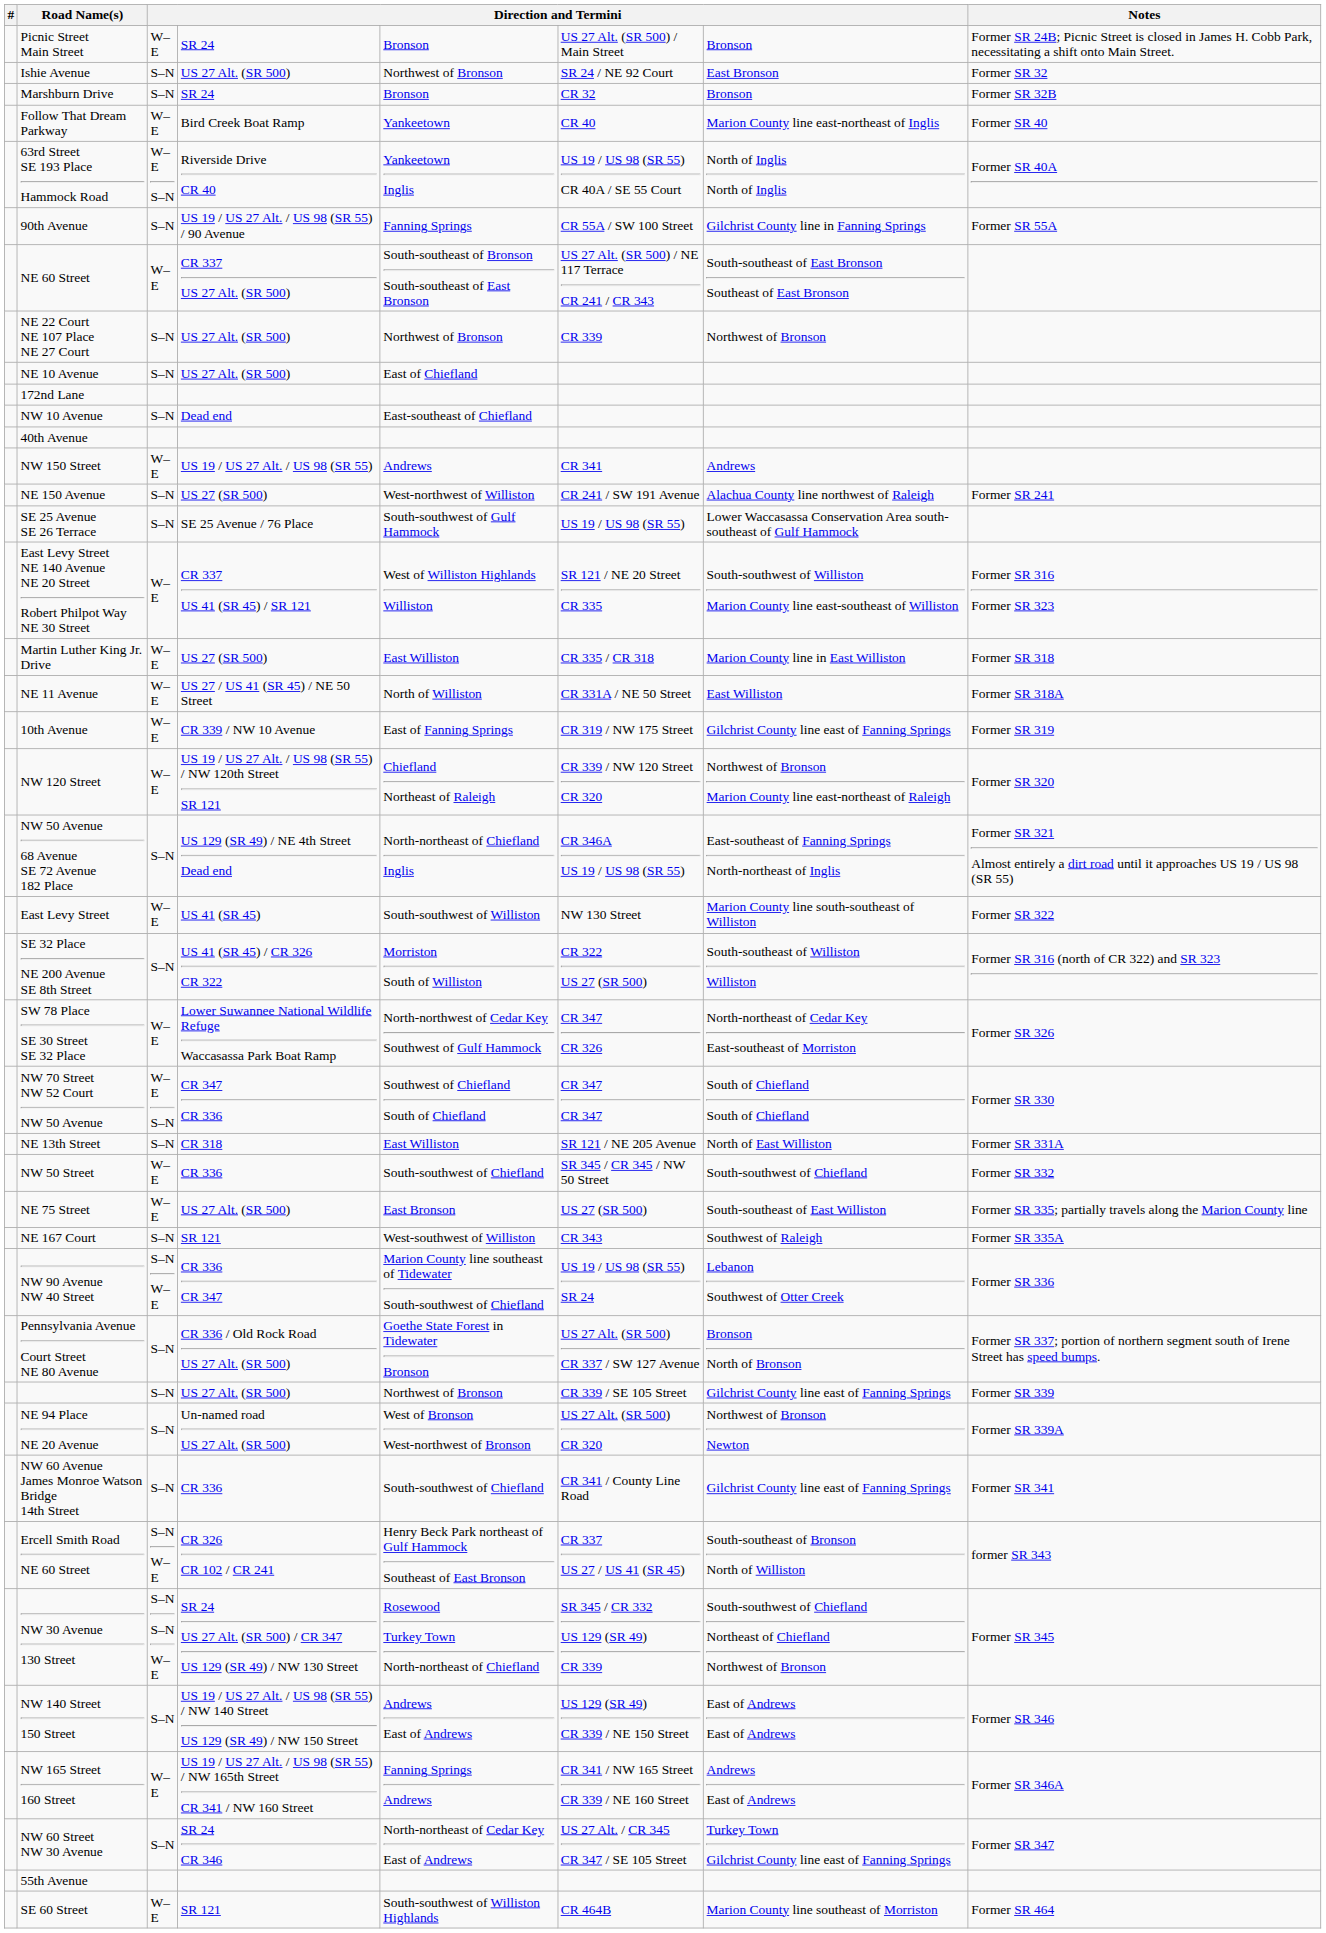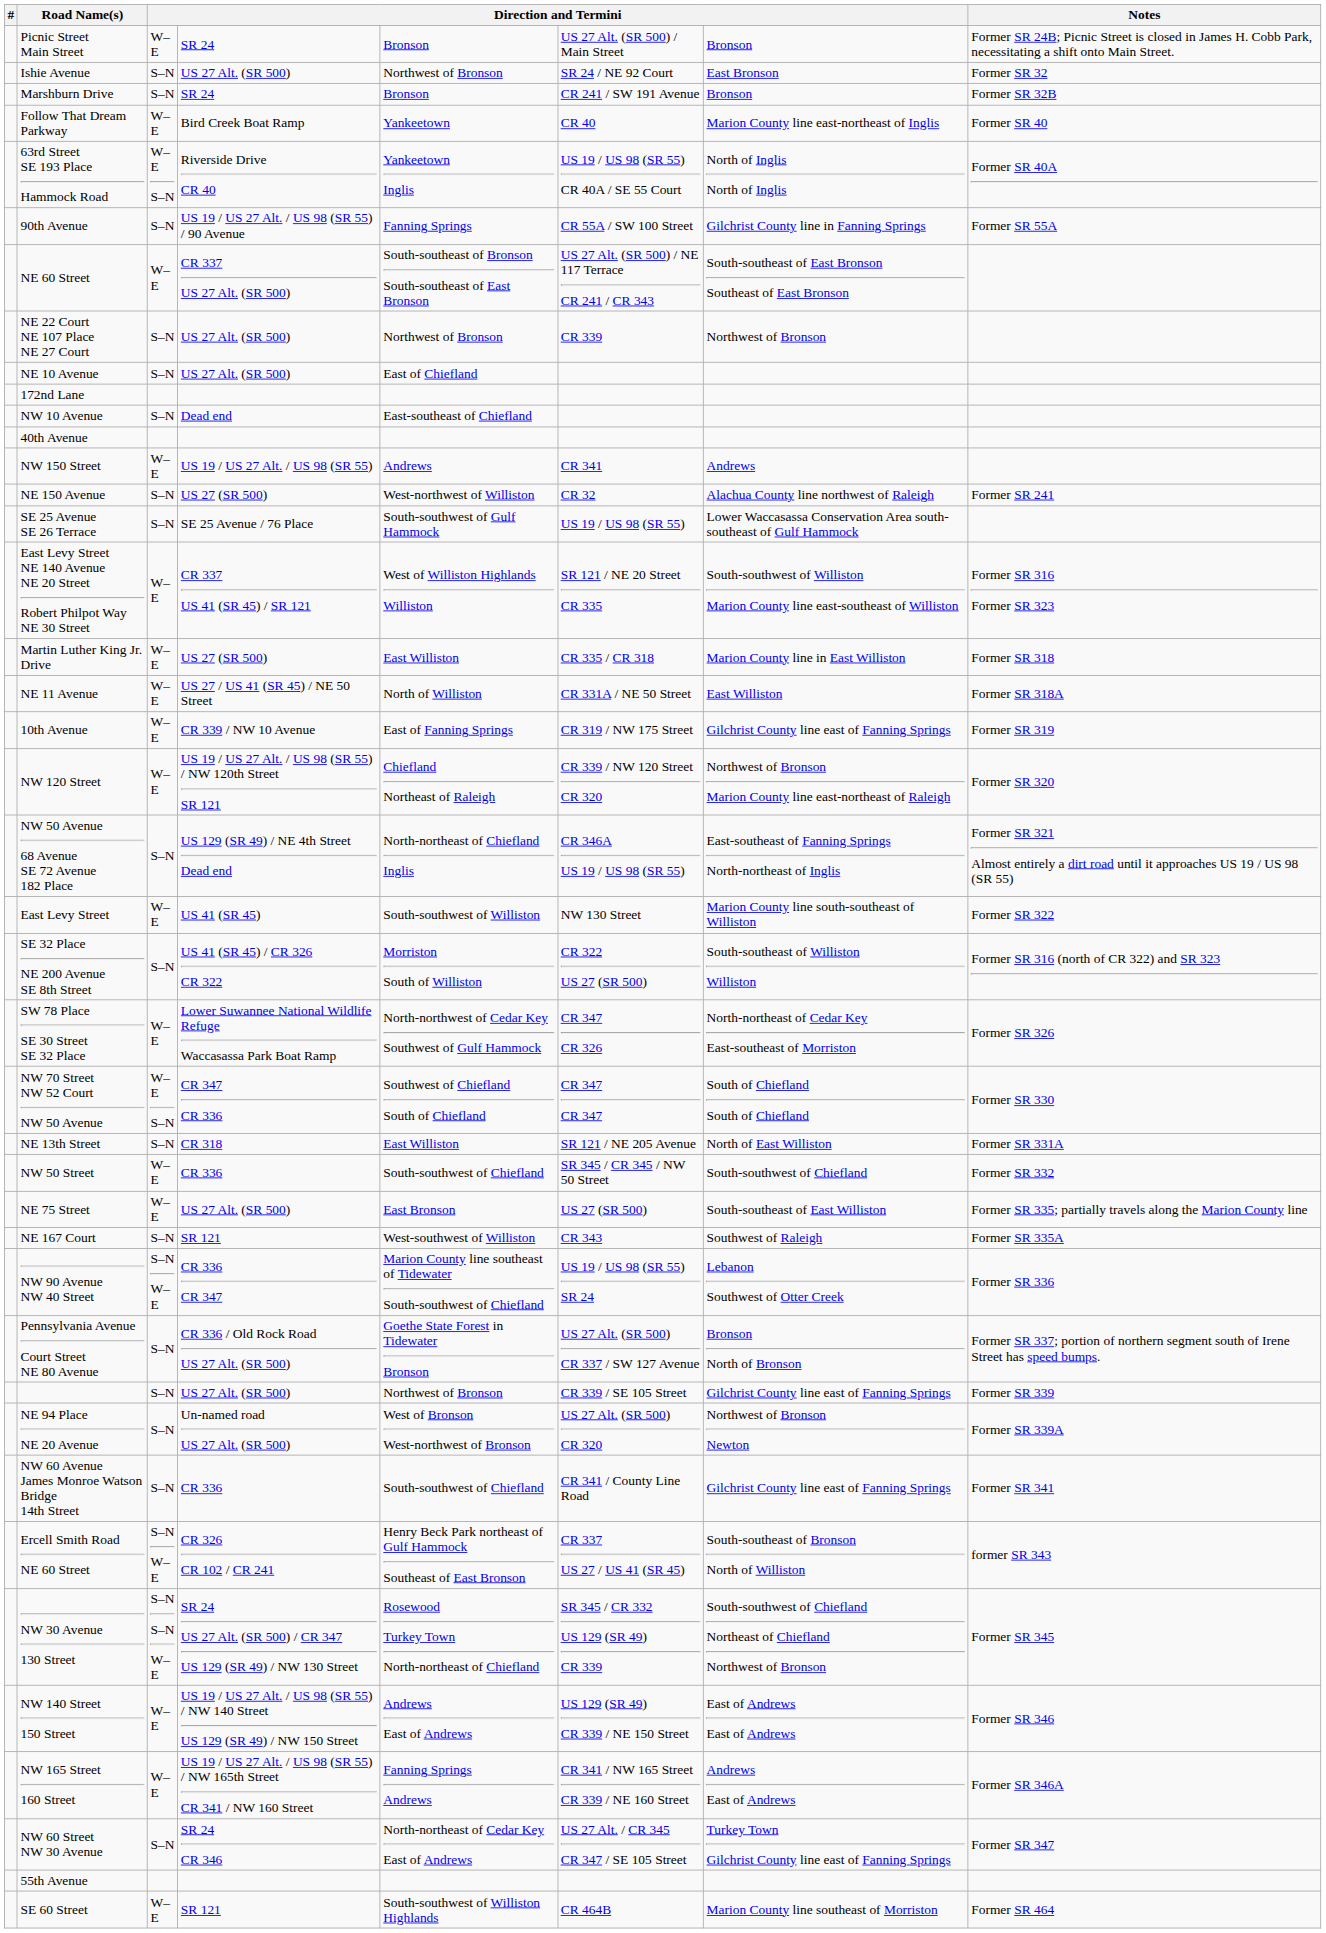(578, 94) CR 32 -> (630, 94) CR 241 / SW 191 Avenue
(630, 495) CR 241 / SW 191 Avenue -> (578, 495) CR 32
(162, 1718) S–N -> (160, 1718) W–E
